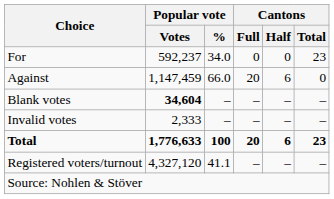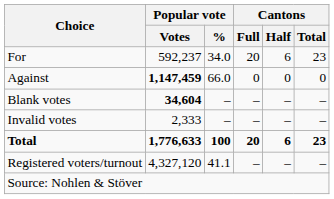(256, 57) 0 -> (253, 57) 20
(288, 57) 0 -> (288, 57) 6
(175, 78) normal -> (175, 78) bold
(253, 78) 20 -> (256, 78) 0
(288, 78) 6 -> (288, 78) 0
